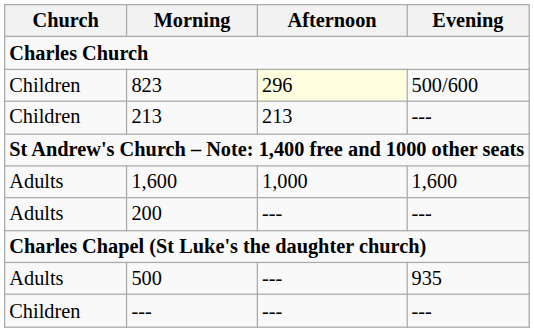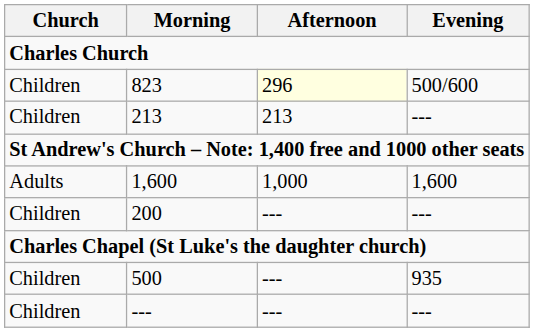(36, 213) Adults -> (45, 213) Children
(36, 278) Adults -> (45, 278) Children
